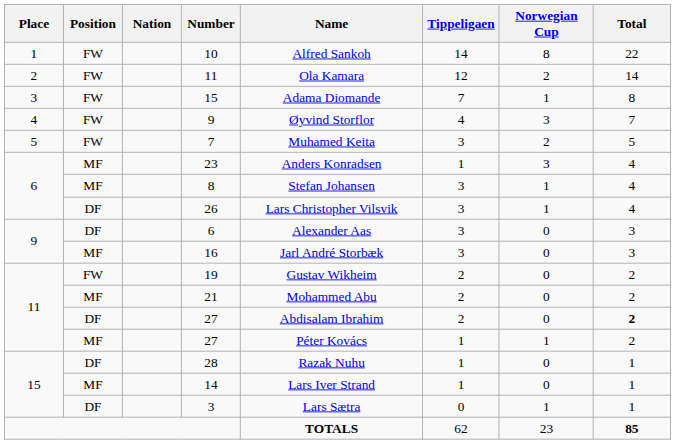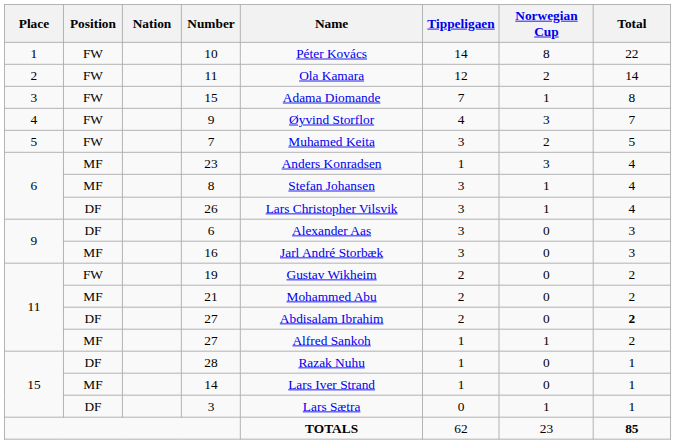(332, 53) Alfred Sankoh -> (332, 53) Péter Kovács
(332, 340) Péter Kovács -> (332, 340) Alfred Sankoh
